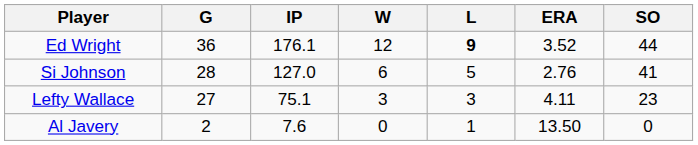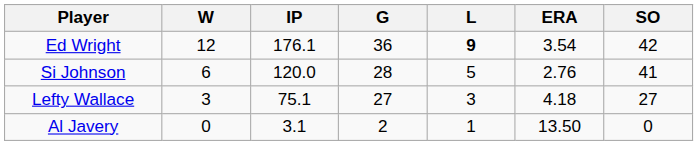columns swapped: (206, 18) <-> (383, 18)
(560, 45) 3.52 -> (560, 45) 3.54
(648, 45) 44 -> (648, 45) 42
(294, 72) 127.0 -> (294, 72) 120.0
(560, 99) 4.11 -> (560, 99) 4.18
(648, 99) 23 -> (648, 99) 27
(294, 126) 7.6 -> (294, 126) 3.1
